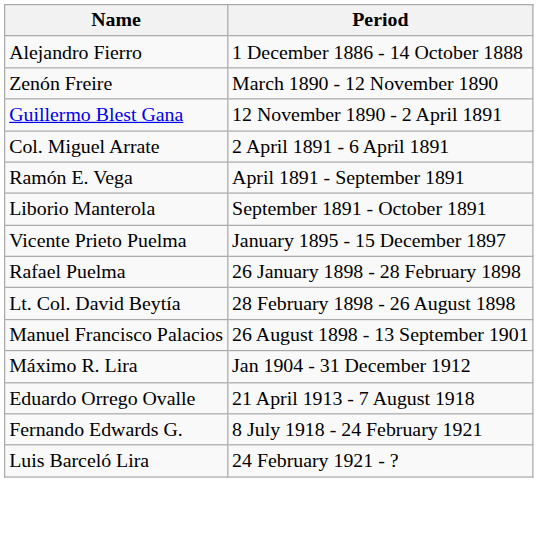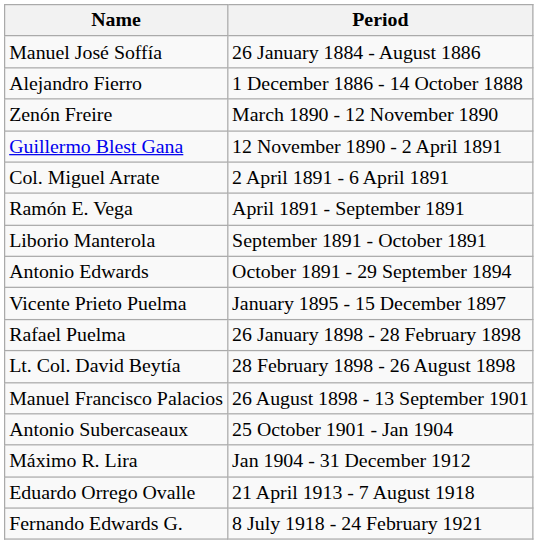+ row: (86, 51)
+ row: (79, 271)
+ row: (99, 429)
- row: (79, 460)
